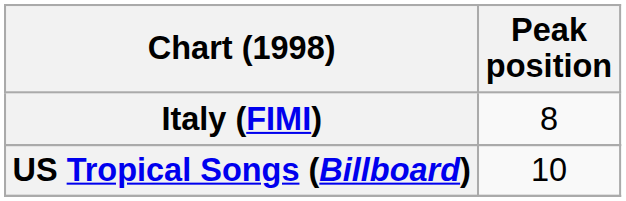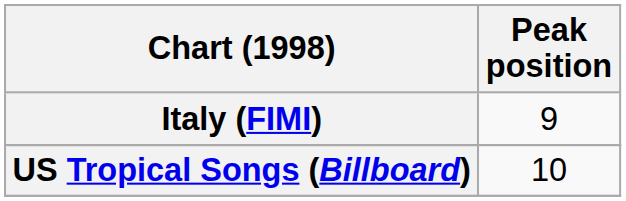(549, 118) 8 -> (549, 118) 9
